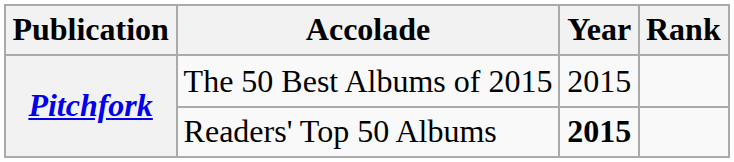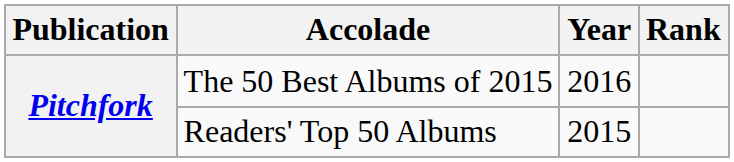(599, 80) 2015 -> (599, 80) 2016
(599, 131) bold -> (599, 131) normal
